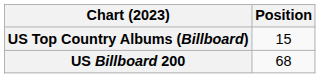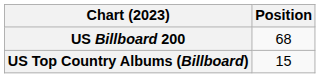rows swapped: (128, 61) <-> (128, 38)
